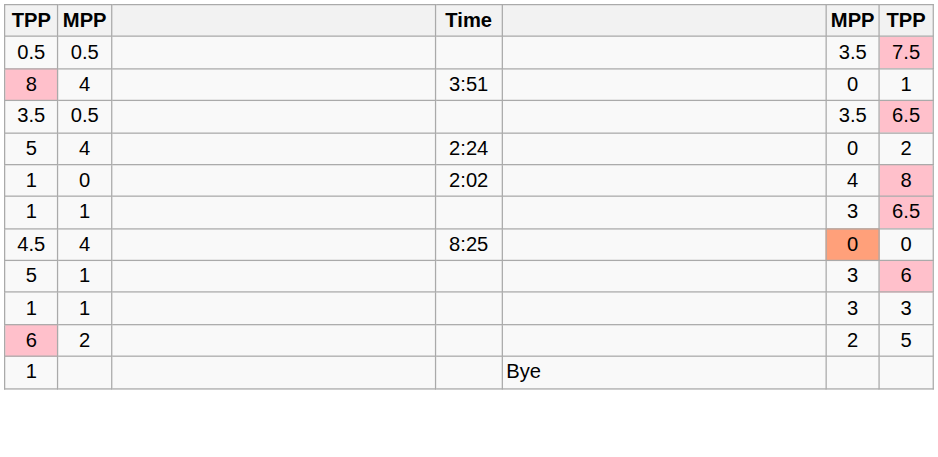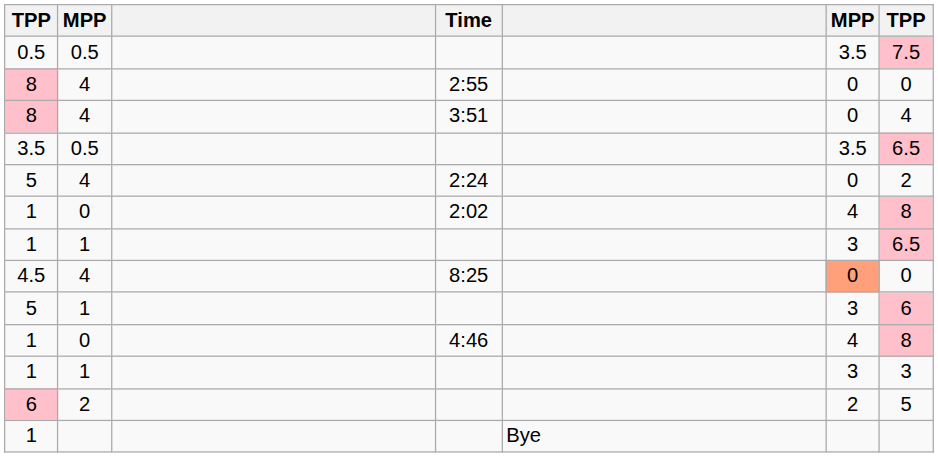+ row: (31, 84)
(906, 84) 1 -> (906, 116) 4
+ row: (31, 340)
